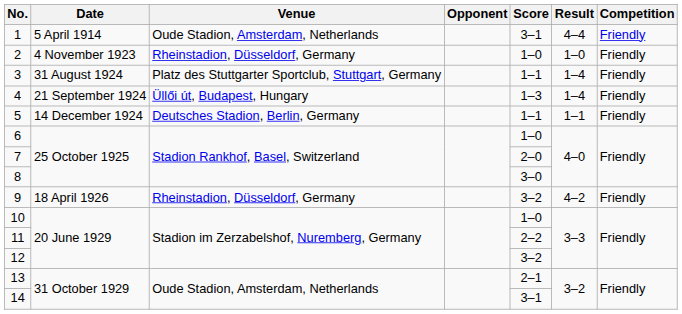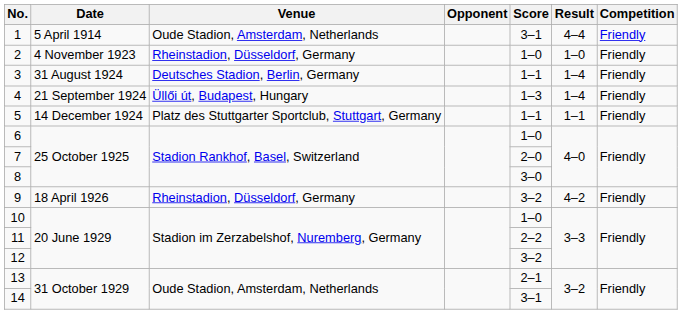(297, 75) Platz des Stuttgarter Sportclub, Stuttgart, Germany -> (256, 75) Deutsches Stadion, Berlin, Germany
(256, 116) Deutsches Stadion, Berlin, Germany -> (297, 116) Platz des Stuttgarter Sportclub, Stuttgart, Germany
